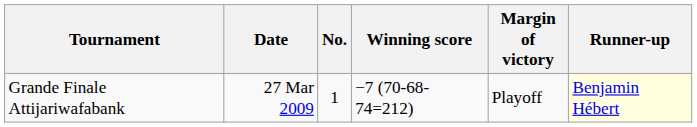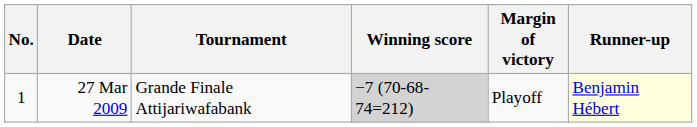columns swapped: (335, 39) <-> (114, 39)
(392, 98) no background -> (392, 98) lightgrey background
